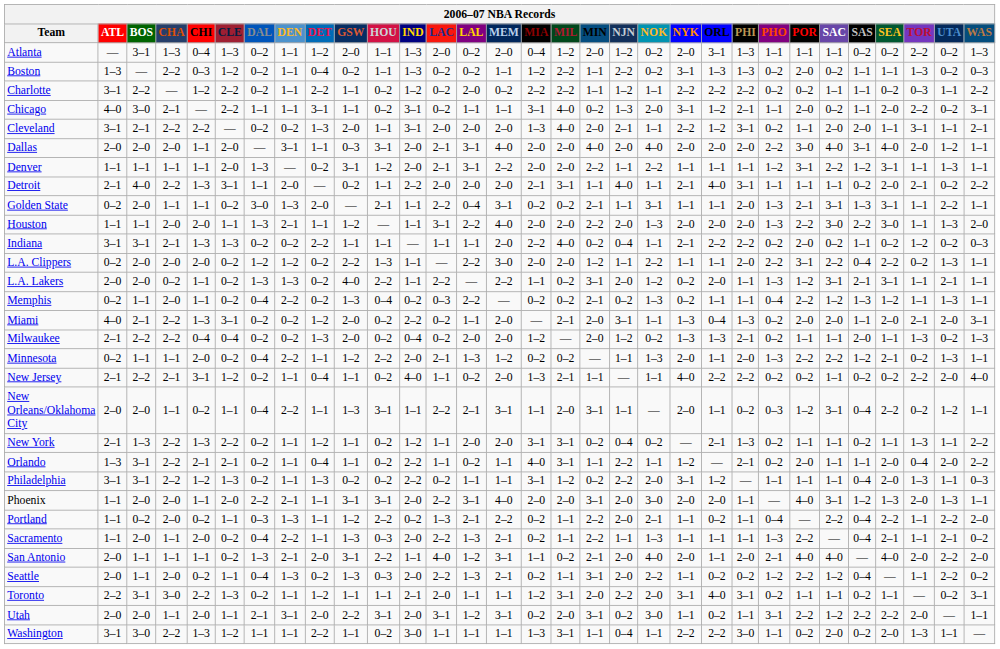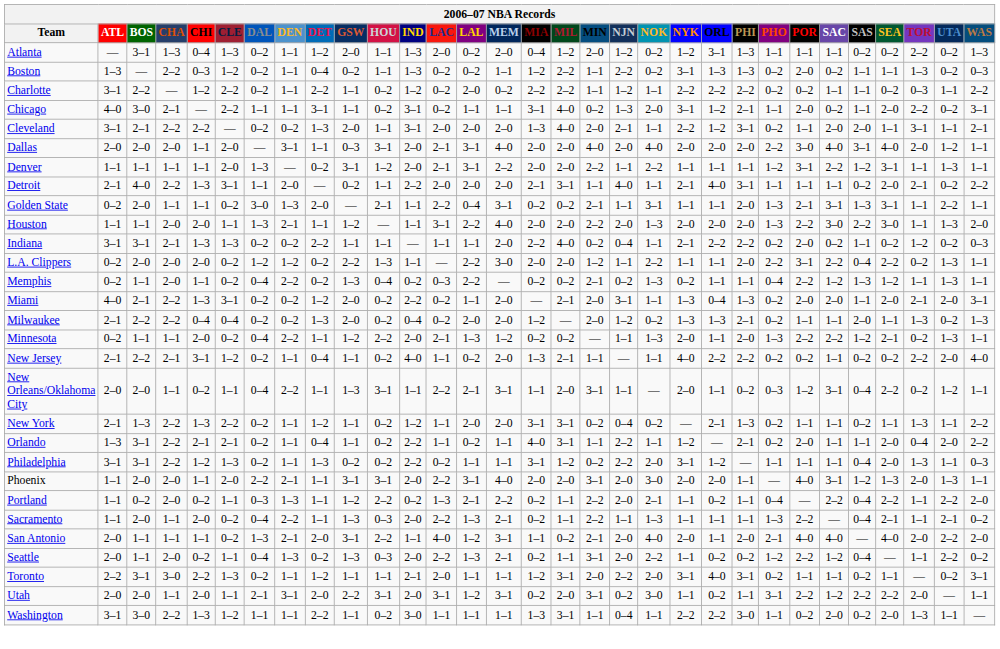(686, 52) 2–0 -> (686, 52) 1–2
- row: (35, 281)
